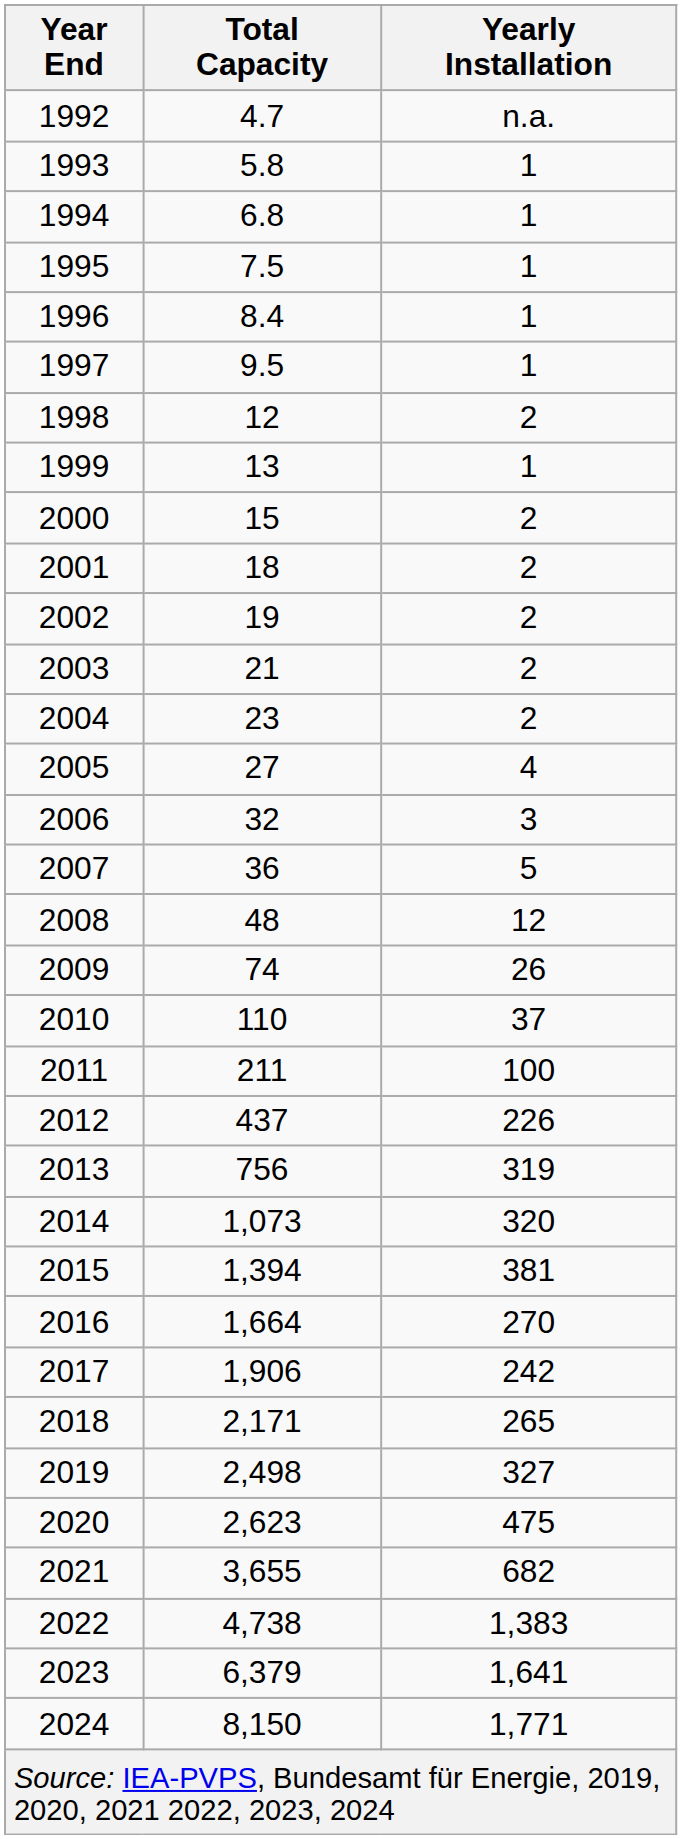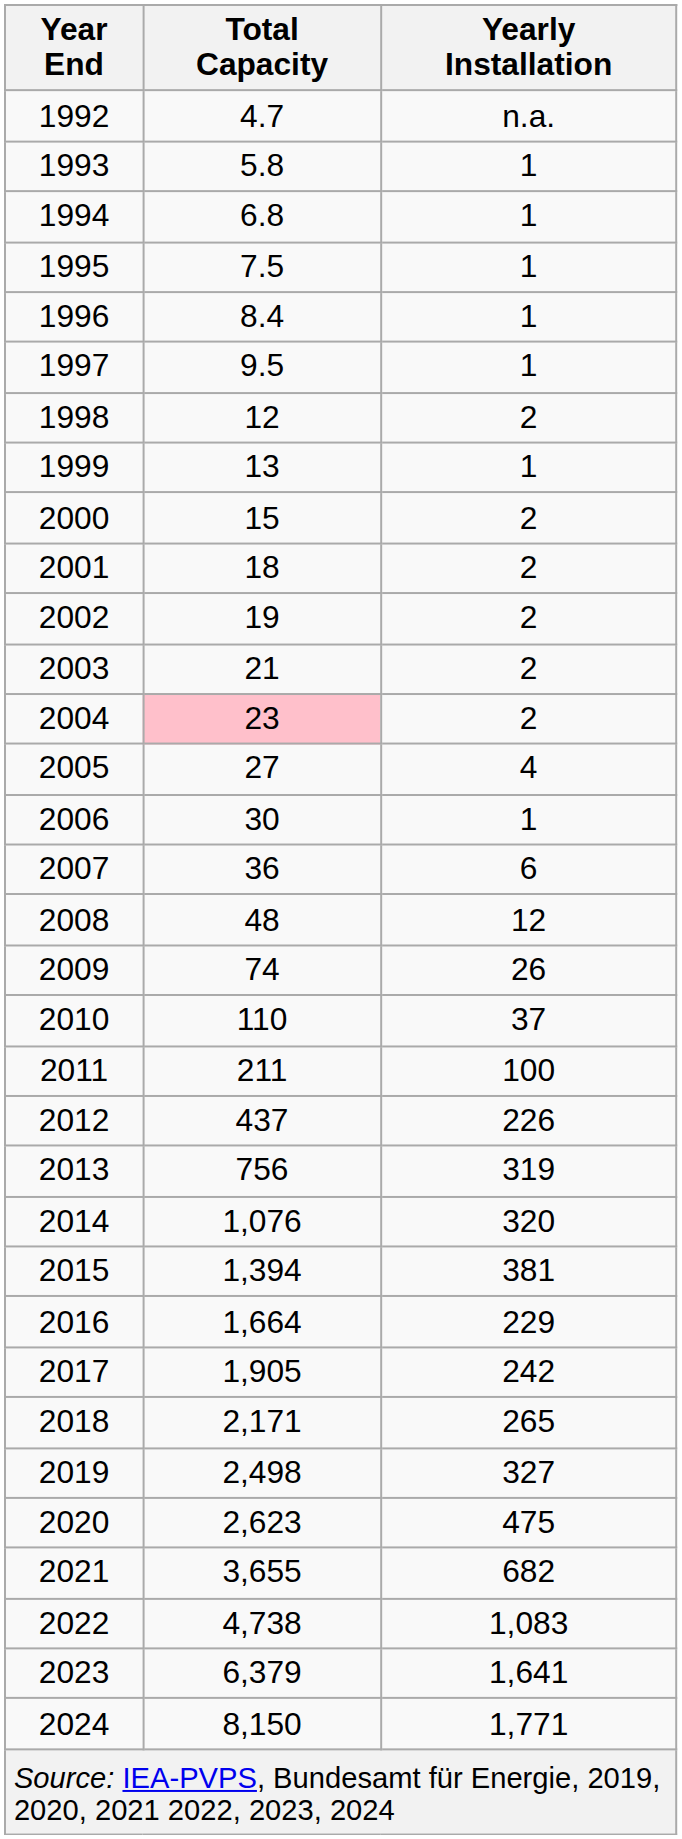(262, 718) no background -> (262, 718) pink background
(262, 818) 32 -> (262, 818) 30
(529, 818) 3 -> (529, 818) 1
(529, 869) 5 -> (529, 869) 6
(262, 1220) 1,073 -> (262, 1220) 1,076
(529, 1321) 270 -> (529, 1321) 229
(262, 1371) 1,906 -> (262, 1371) 1,905
(529, 1622) 1,383 -> (529, 1622) 1,083
